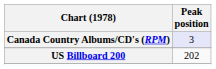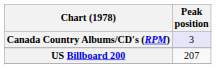(192, 55) 202 -> (192, 55) 207
